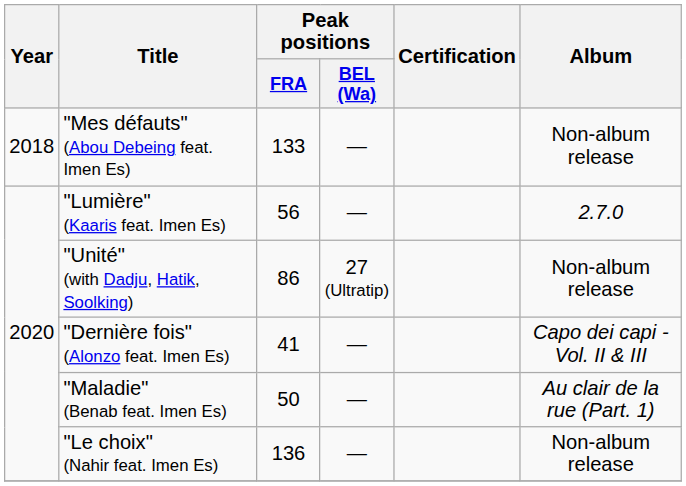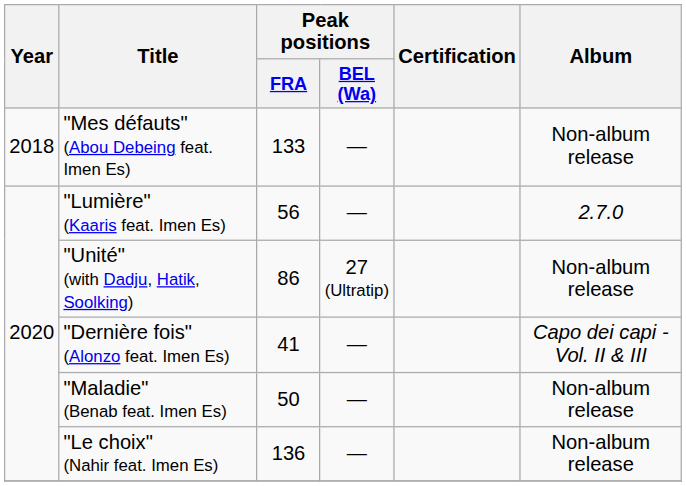(601, 399) Au clair de la rue (Part. 1) -> (601, 399) Non-album release
